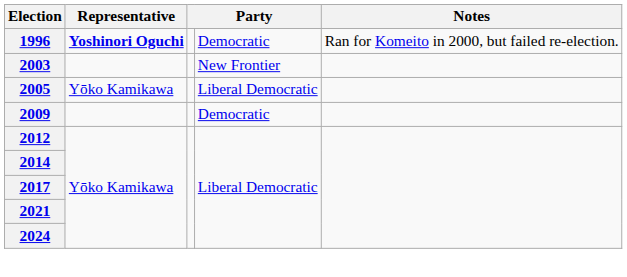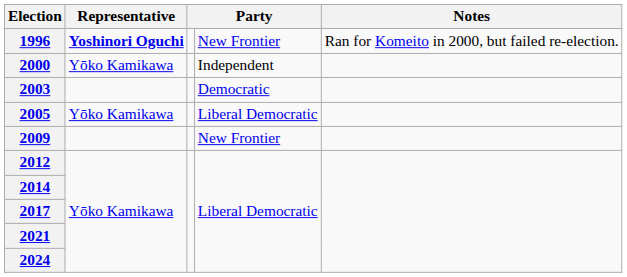(234, 41) Democratic -> (239, 41) New Frontier
+ row: (35, 65)
(239, 65) New Frontier -> (234, 89) Democratic
(234, 114) Democratic -> (239, 138) New Frontier
